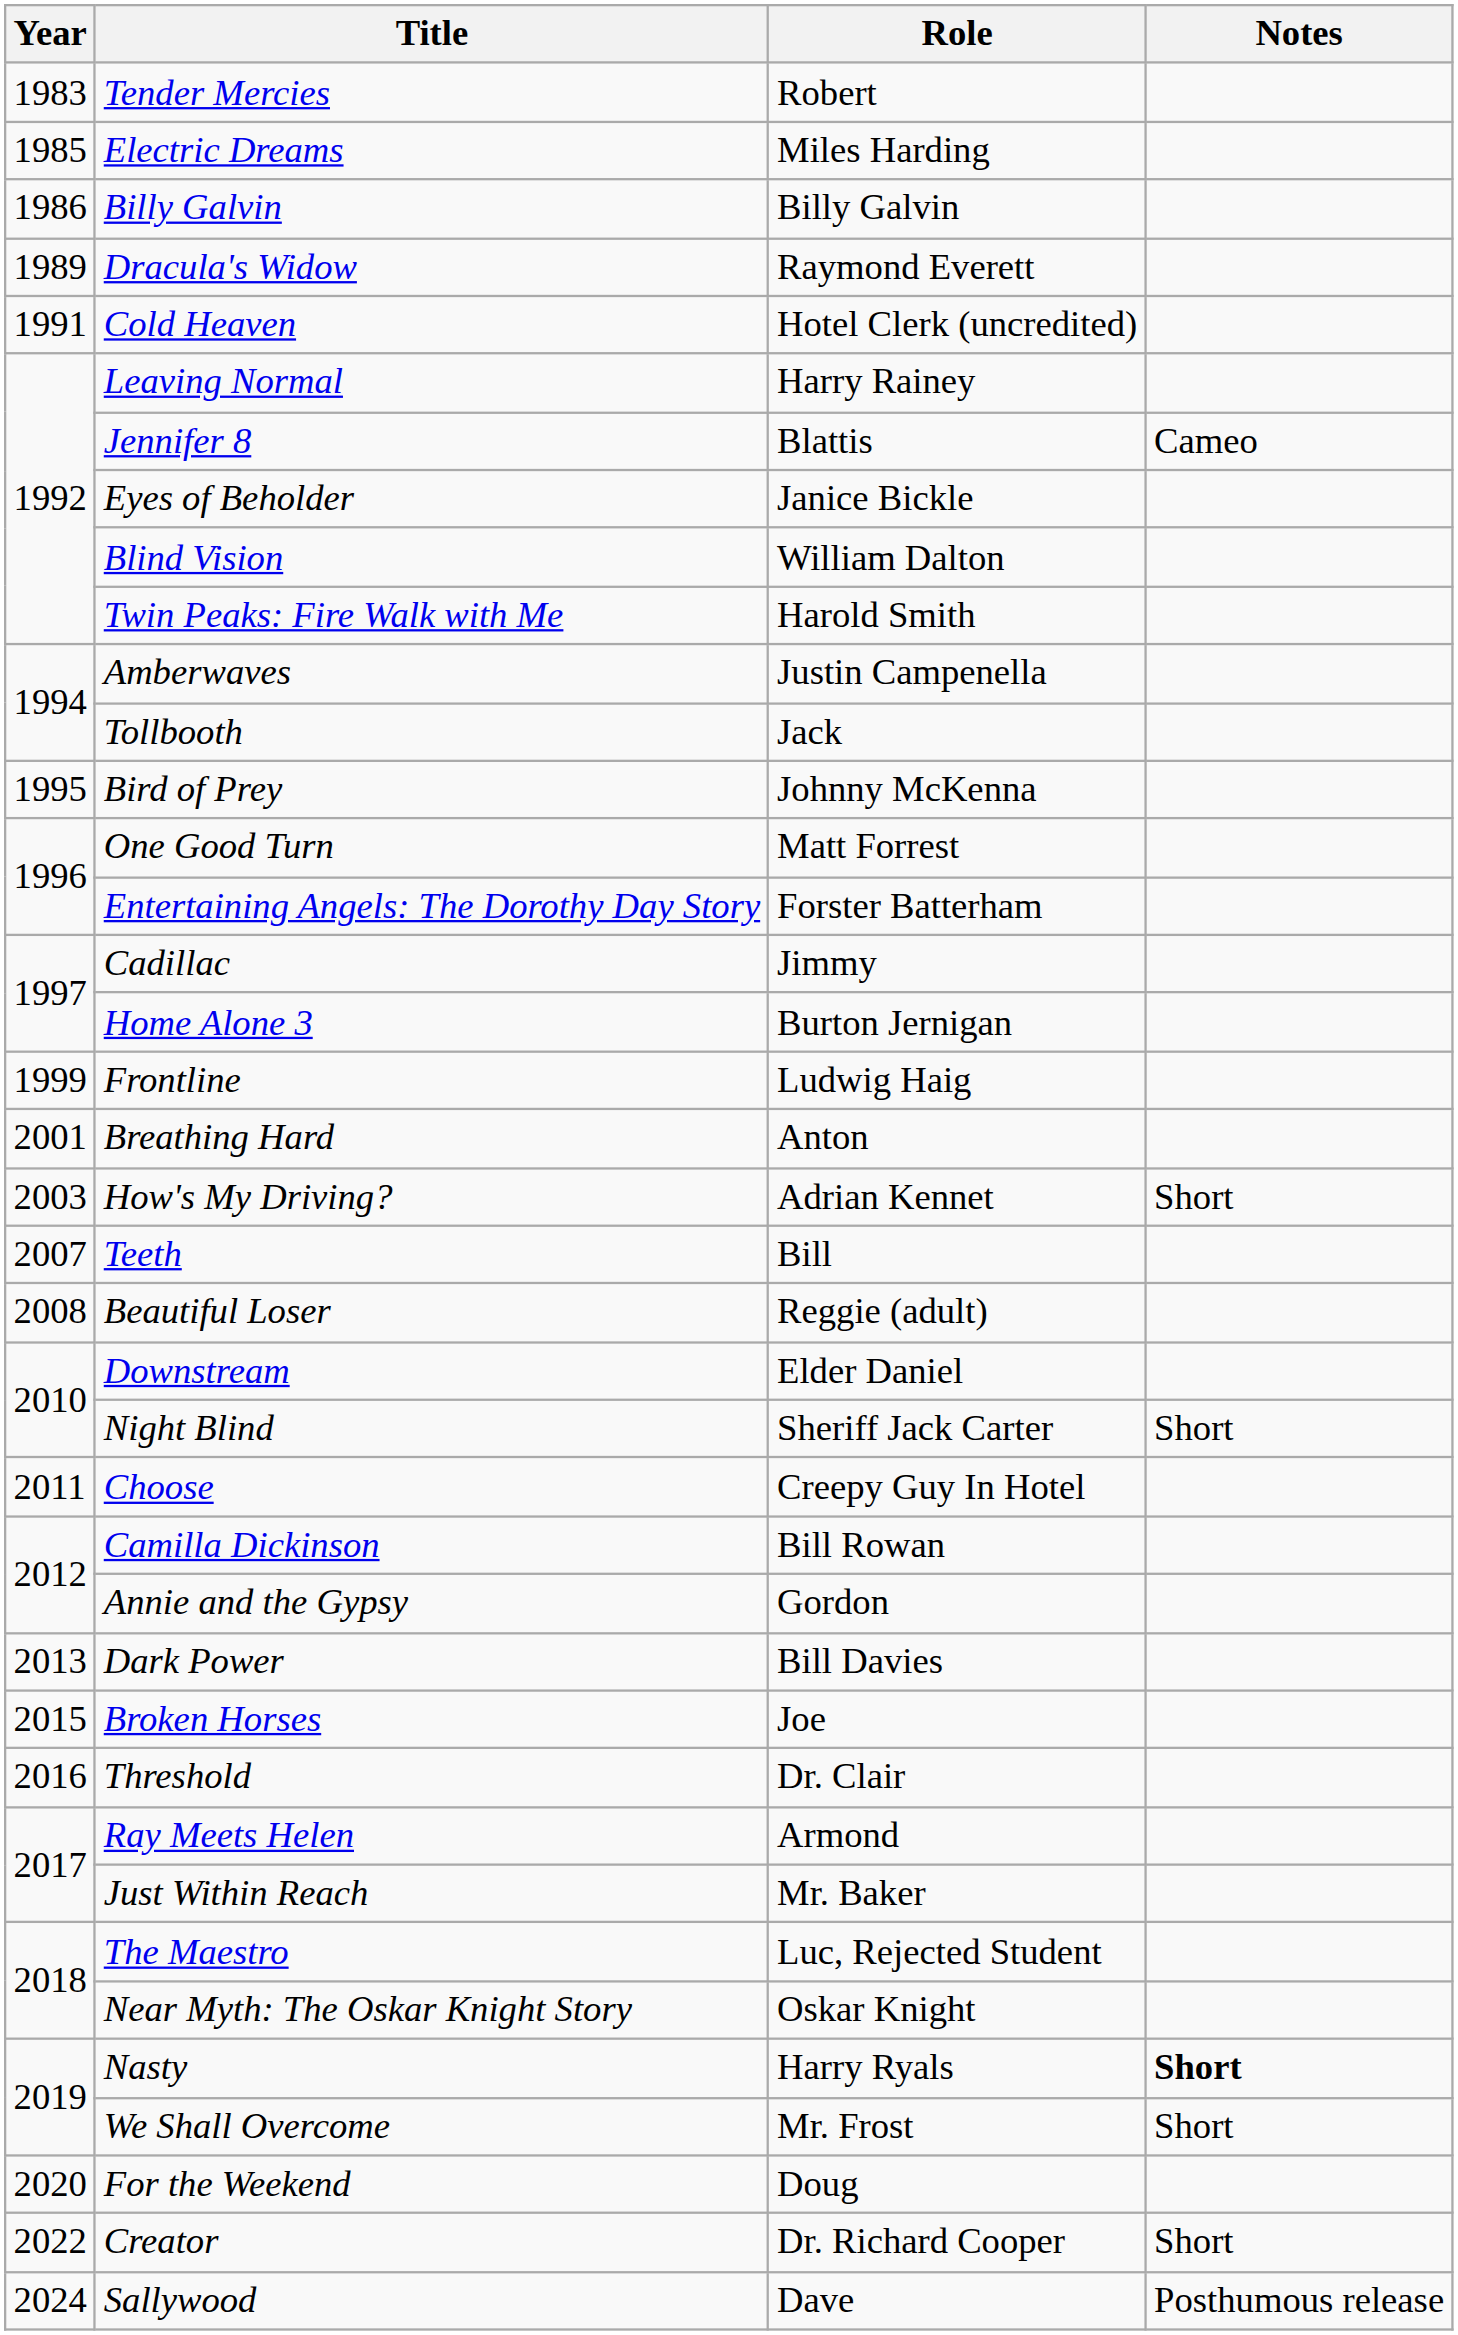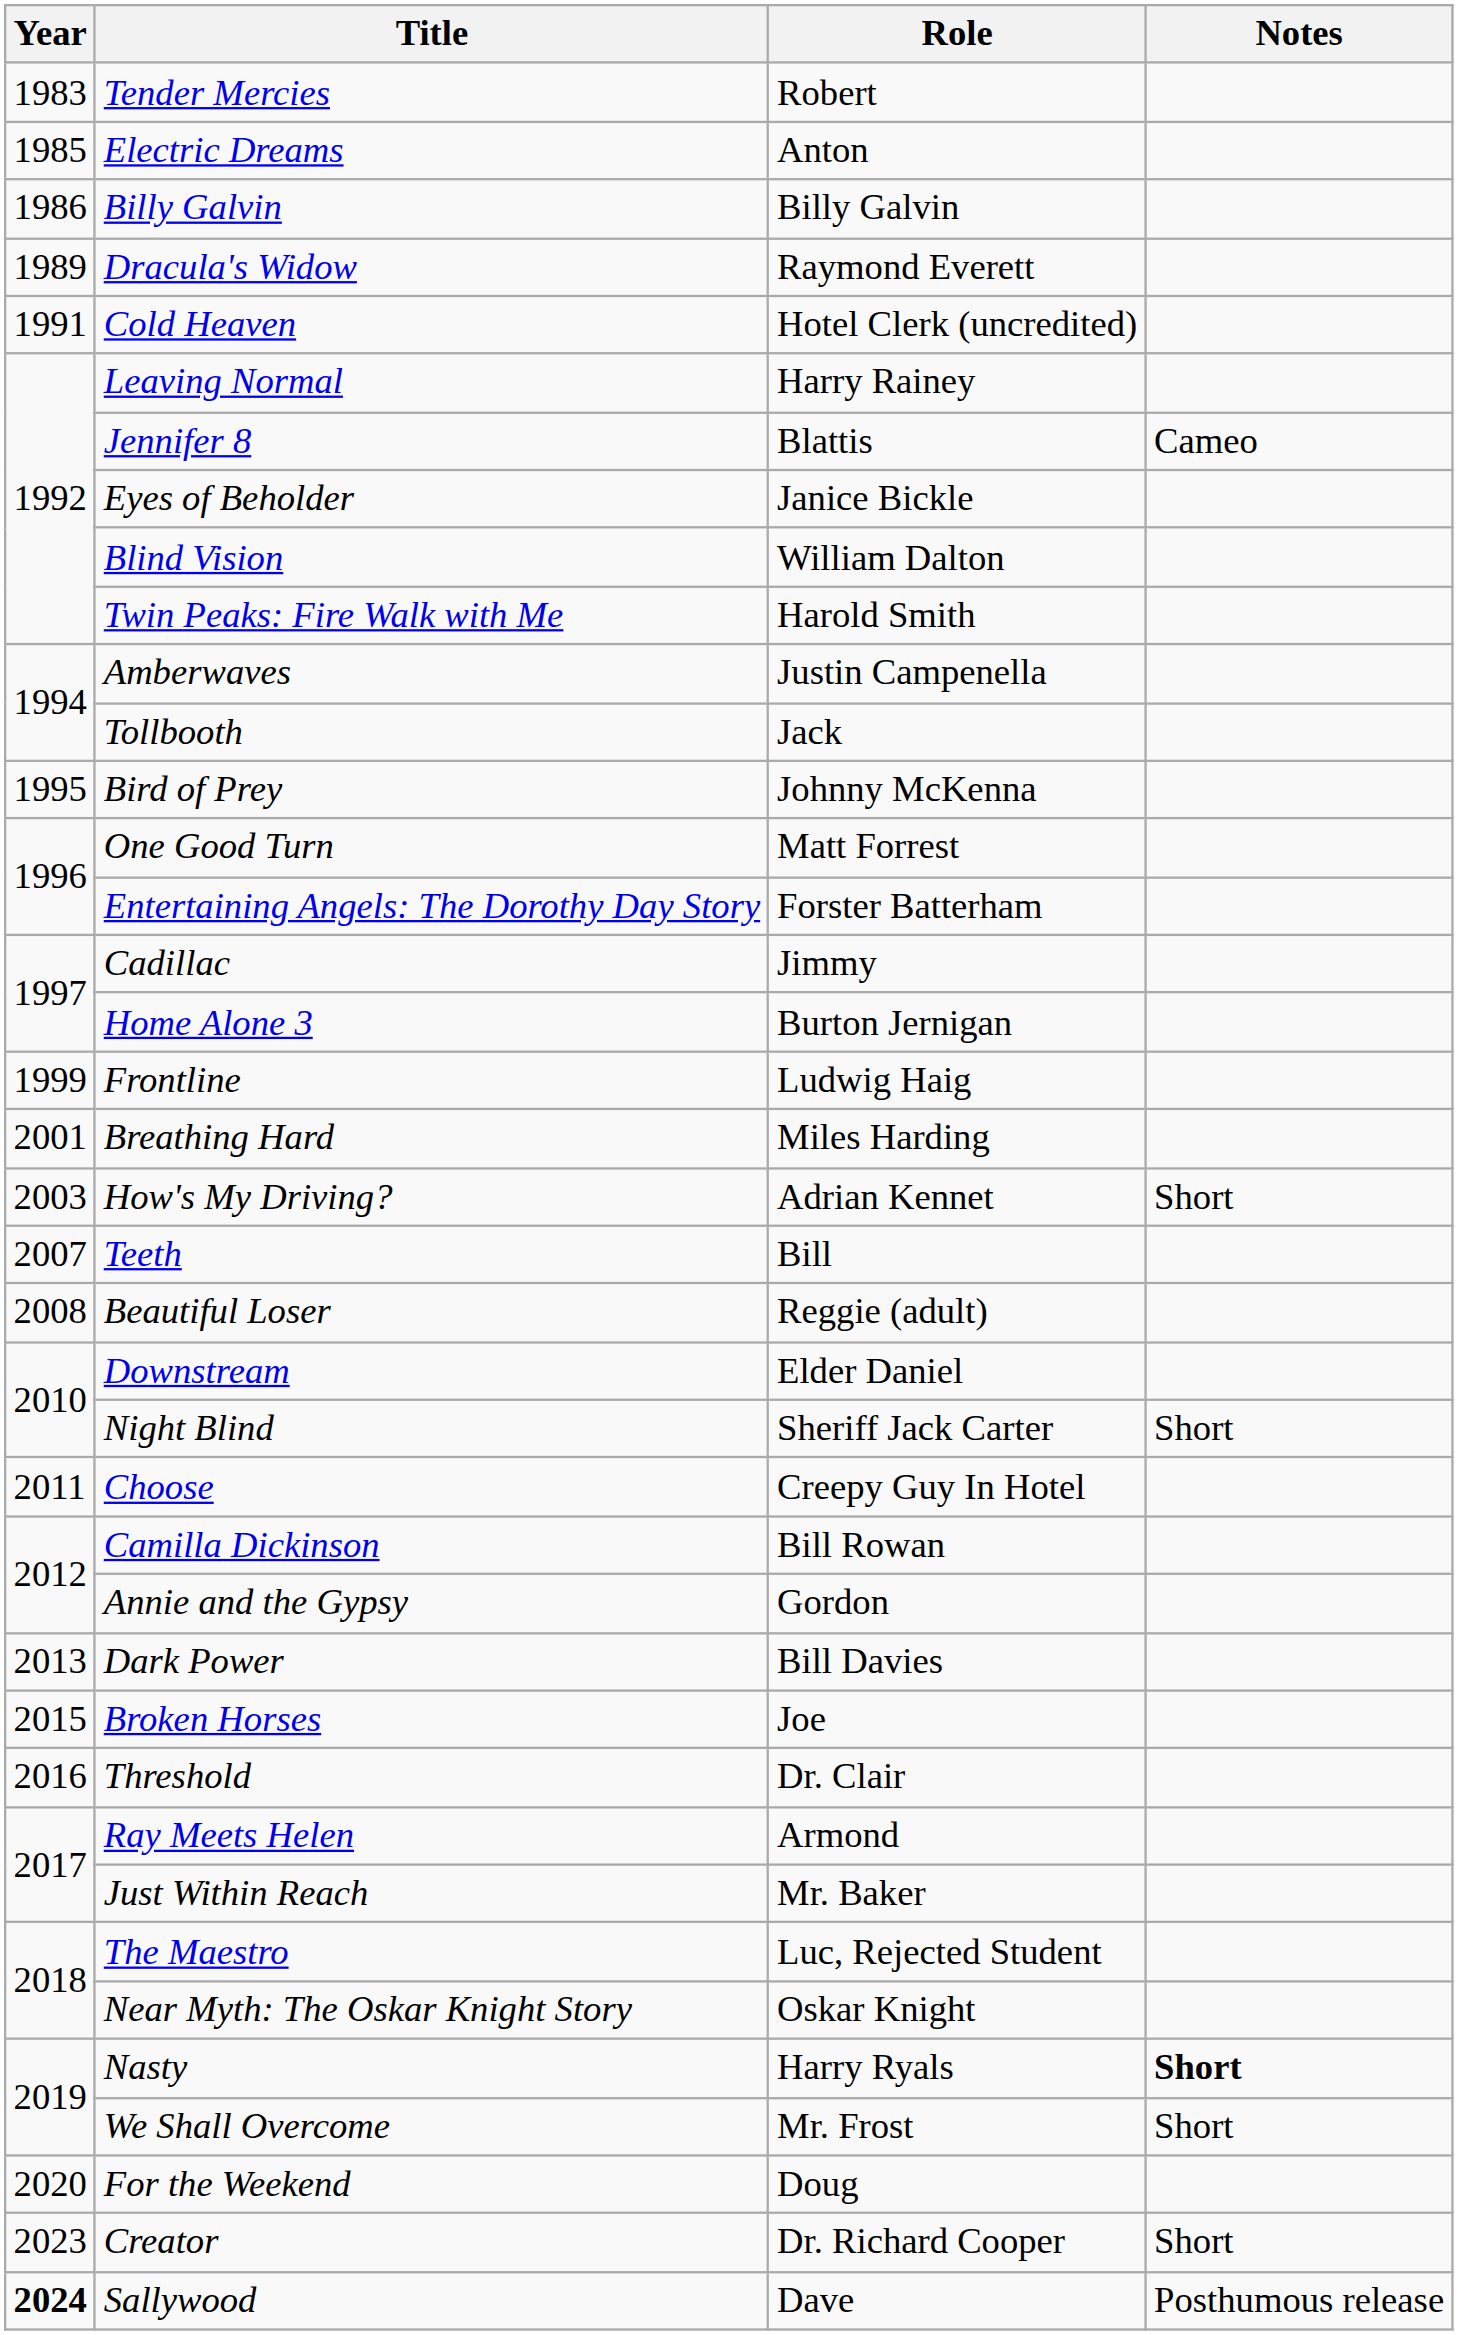(883, 149) Miles Harding -> (823, 149) Anton
(823, 1137) Anton -> (883, 1137) Miles Harding
(50, 2241) 2022 -> (50, 2241) 2023
(50, 2299) normal -> (50, 2299) bold
